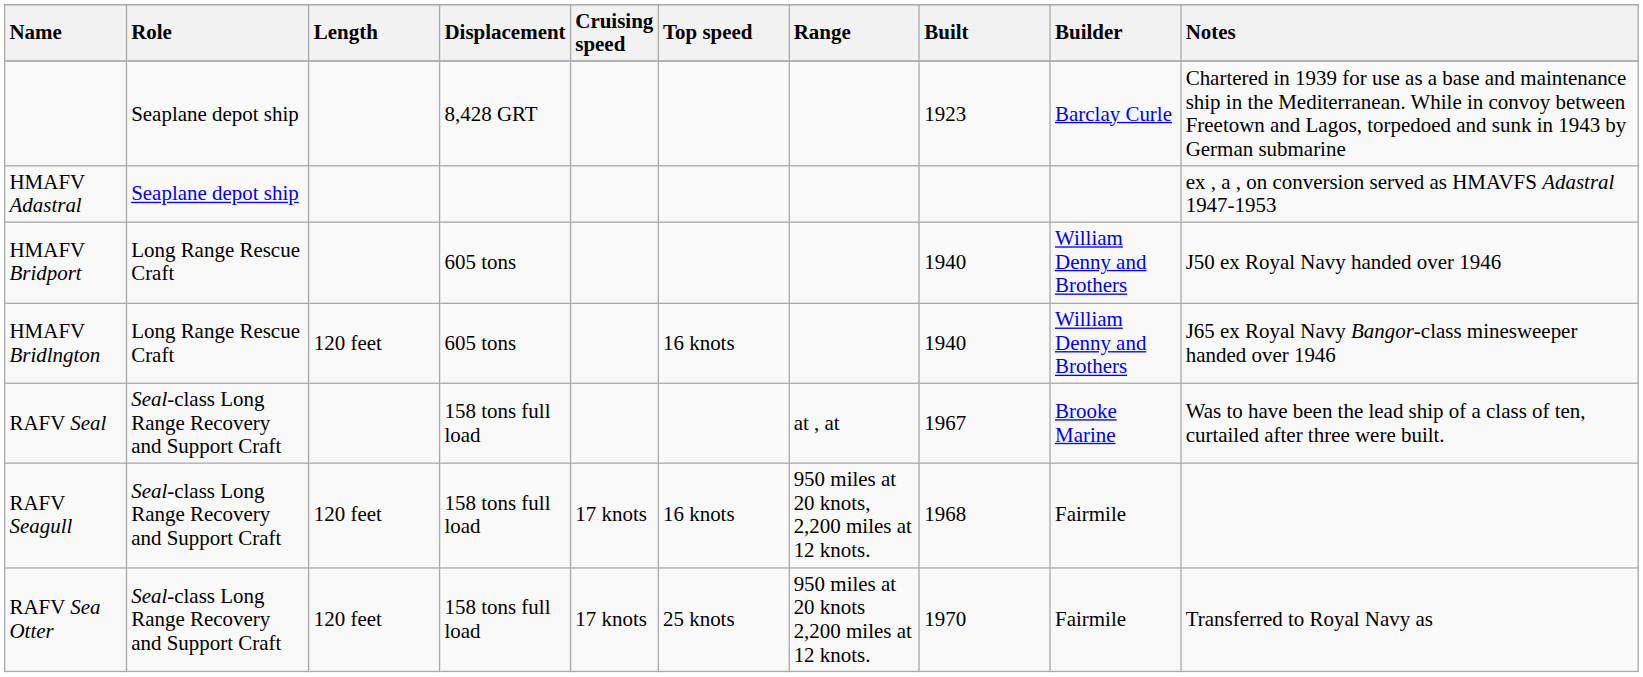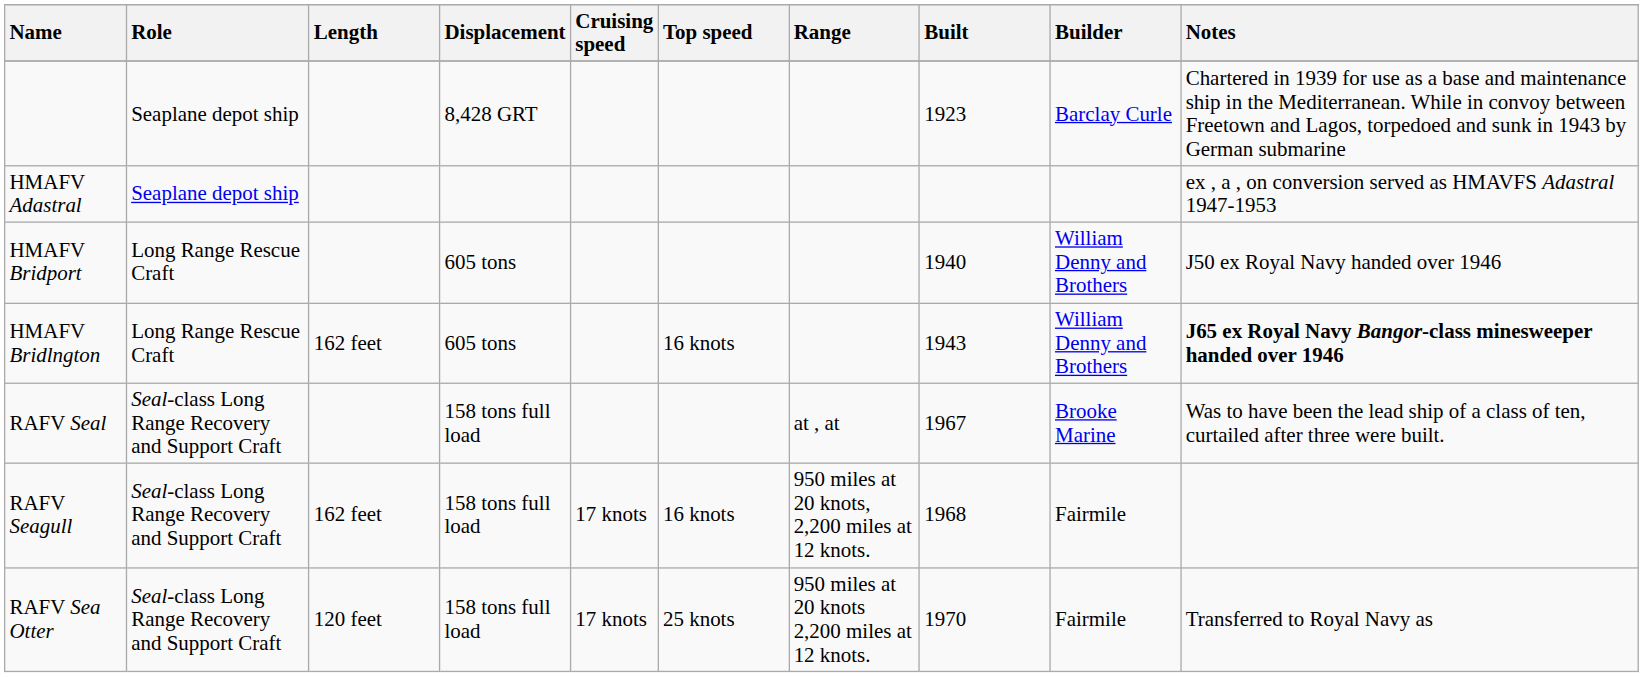(348, 342) 120 feet -> (348, 342) 162 feet
(945, 342) 1940 -> (945, 342) 1943
(1382, 342) normal -> (1389, 342) bold
(348, 515) 120 feet -> (348, 515) 162 feet
